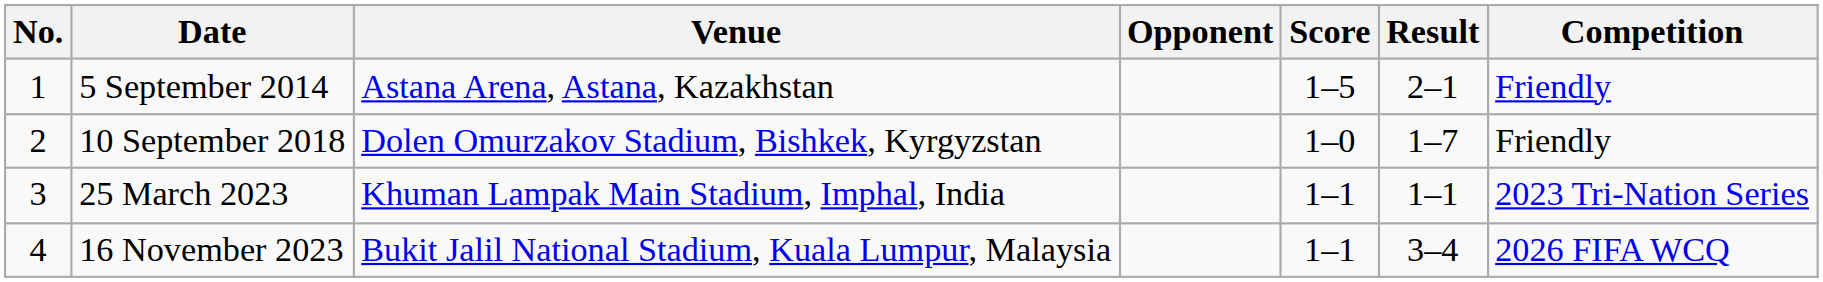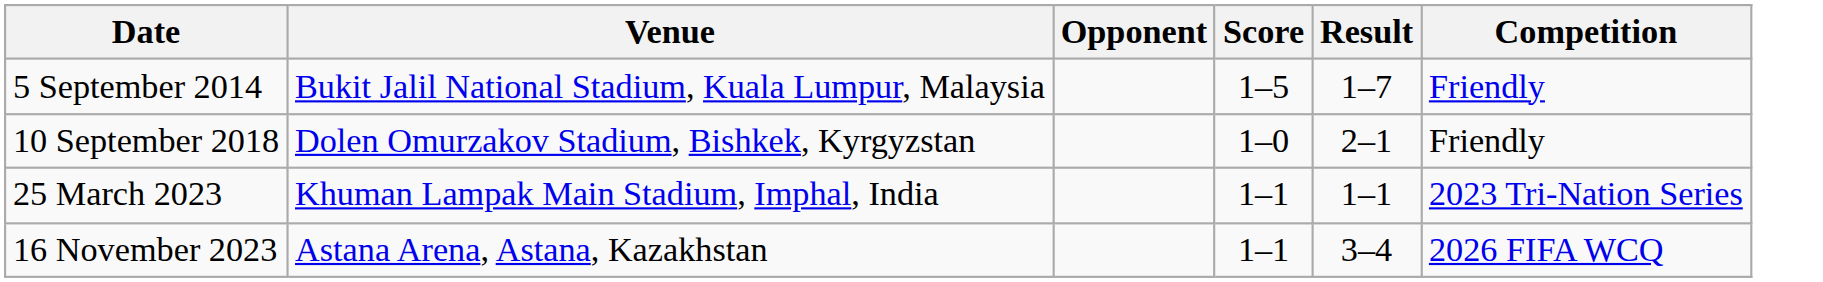- column: (38, 31)
(598, 85) Astana Arena, Astana, Kazakhstan -> (670, 85) Bukit Jalil National Stadium, Kuala Lumpur, Malaysia
(1433, 85) 2–1 -> (1367, 85) 1–7
(1433, 140) 1–7 -> (1367, 140) 2–1
(736, 248) Bukit Jalil National Stadium, Kuala Lumpur, Malaysia -> (531, 248) Astana Arena, Astana, Kazakhstan
